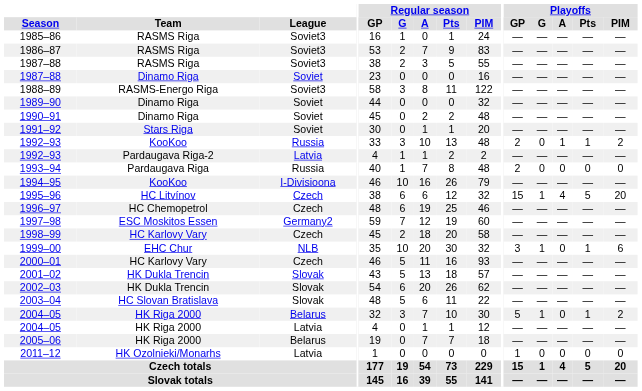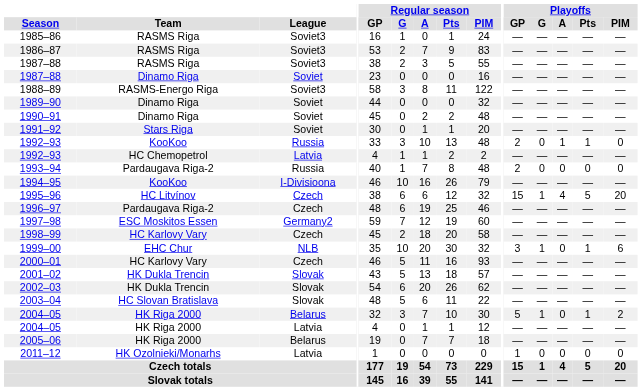(620, 142) 2 -> (620, 142) 0
(168, 155) Pardaugava Riga-2 -> (168, 155) HC Chemopetrol
(168, 169) Pardaugava Riga -> (168, 169) Pardaugava Riga-2
(168, 208) HC Chemopetrol -> (168, 208) Pardaugava Riga-2
